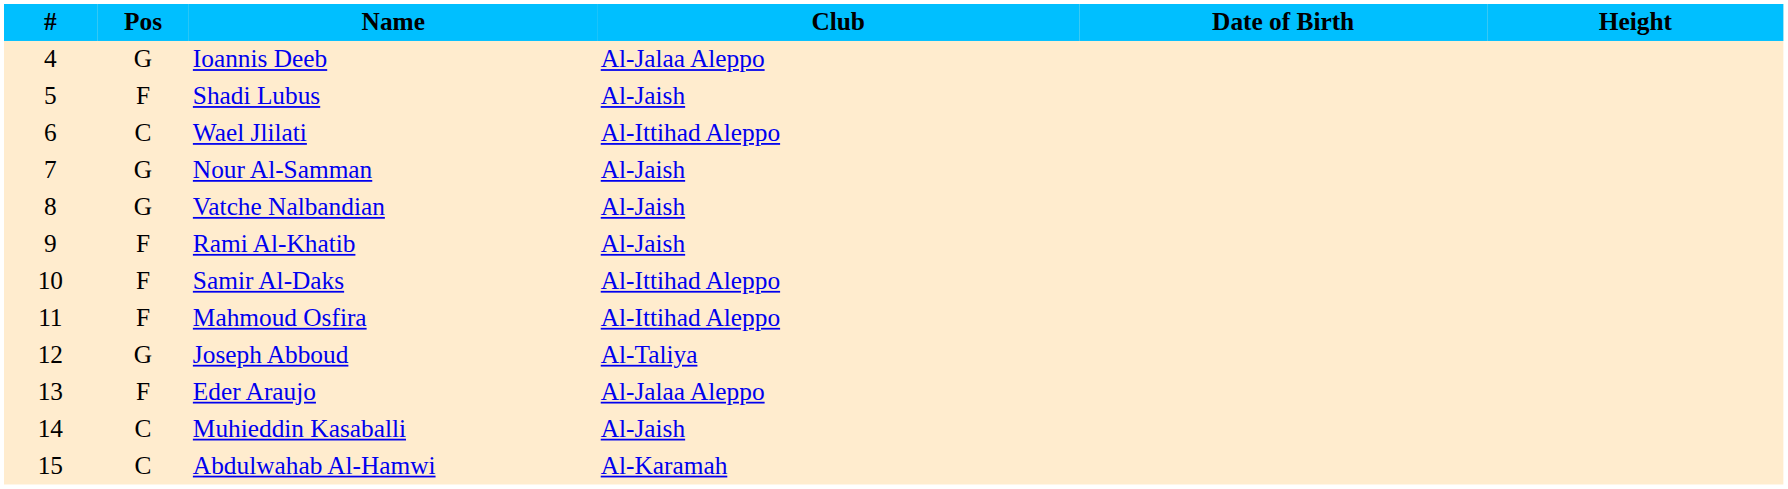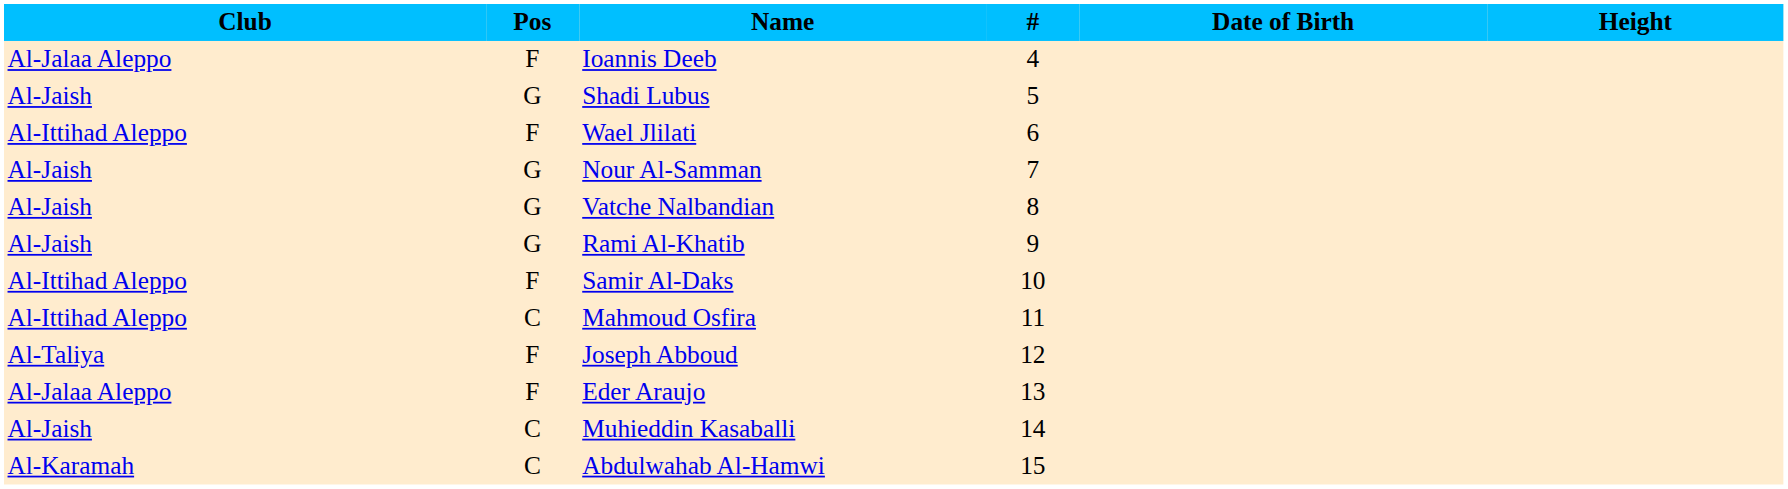columns swapped: (50, 22) <-> (838, 22)
(143, 59) G -> (532, 59) F
(143, 96) F -> (532, 96) G
(143, 132) C -> (532, 132) F
(143, 243) F -> (532, 243) G
(143, 317) F -> (532, 317) C
(143, 354) G -> (532, 354) F
